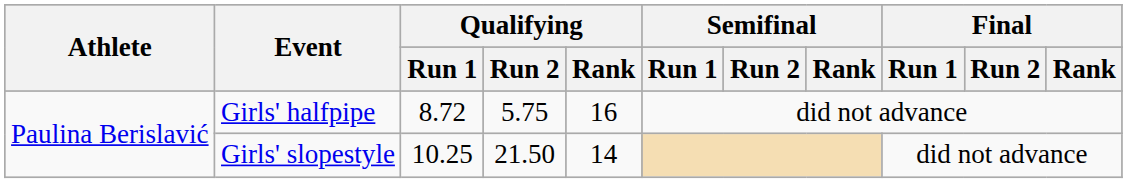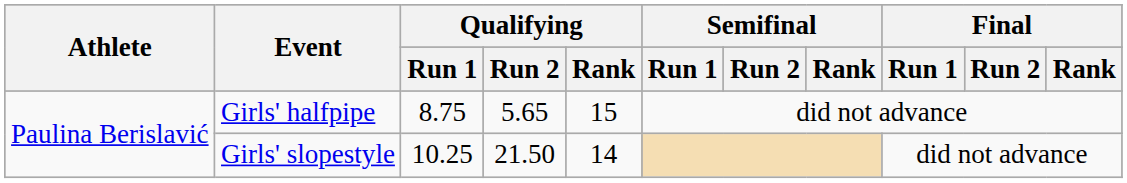(442, 111) 8.72 -> (442, 111) 8.75
(525, 111) 5.75 -> (525, 111) 5.65
(604, 111) 16 -> (604, 111) 15
